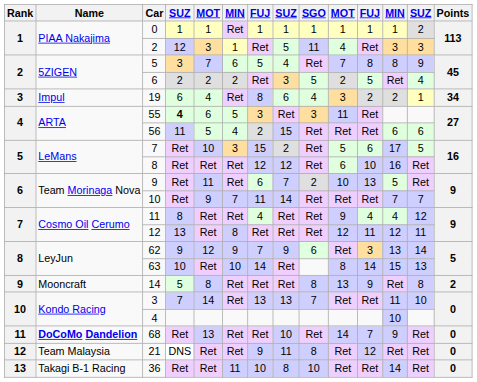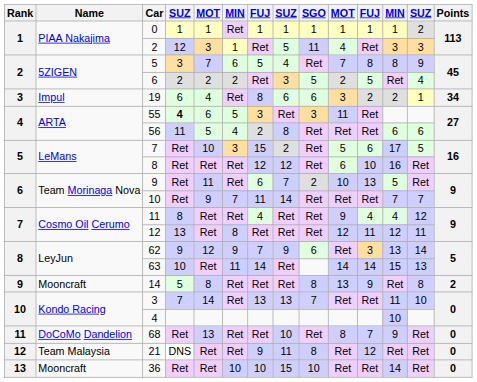(314, 97) 4 -> (314, 97) 6
(286, 131) 15 -> (286, 131) 8
(235, 266) 10 -> (235, 266) 11
(343, 266) 8 -> (343, 266) 14
(88, 334) bold -> (85, 334) normal
(343, 334) 14 -> (343, 334) 8
(82, 368) Takagi B-1 Racing -> (62, 368) Mooncraft
(235, 368) 11 -> (235, 368) 10
(286, 368) 8 -> (286, 368) 15
